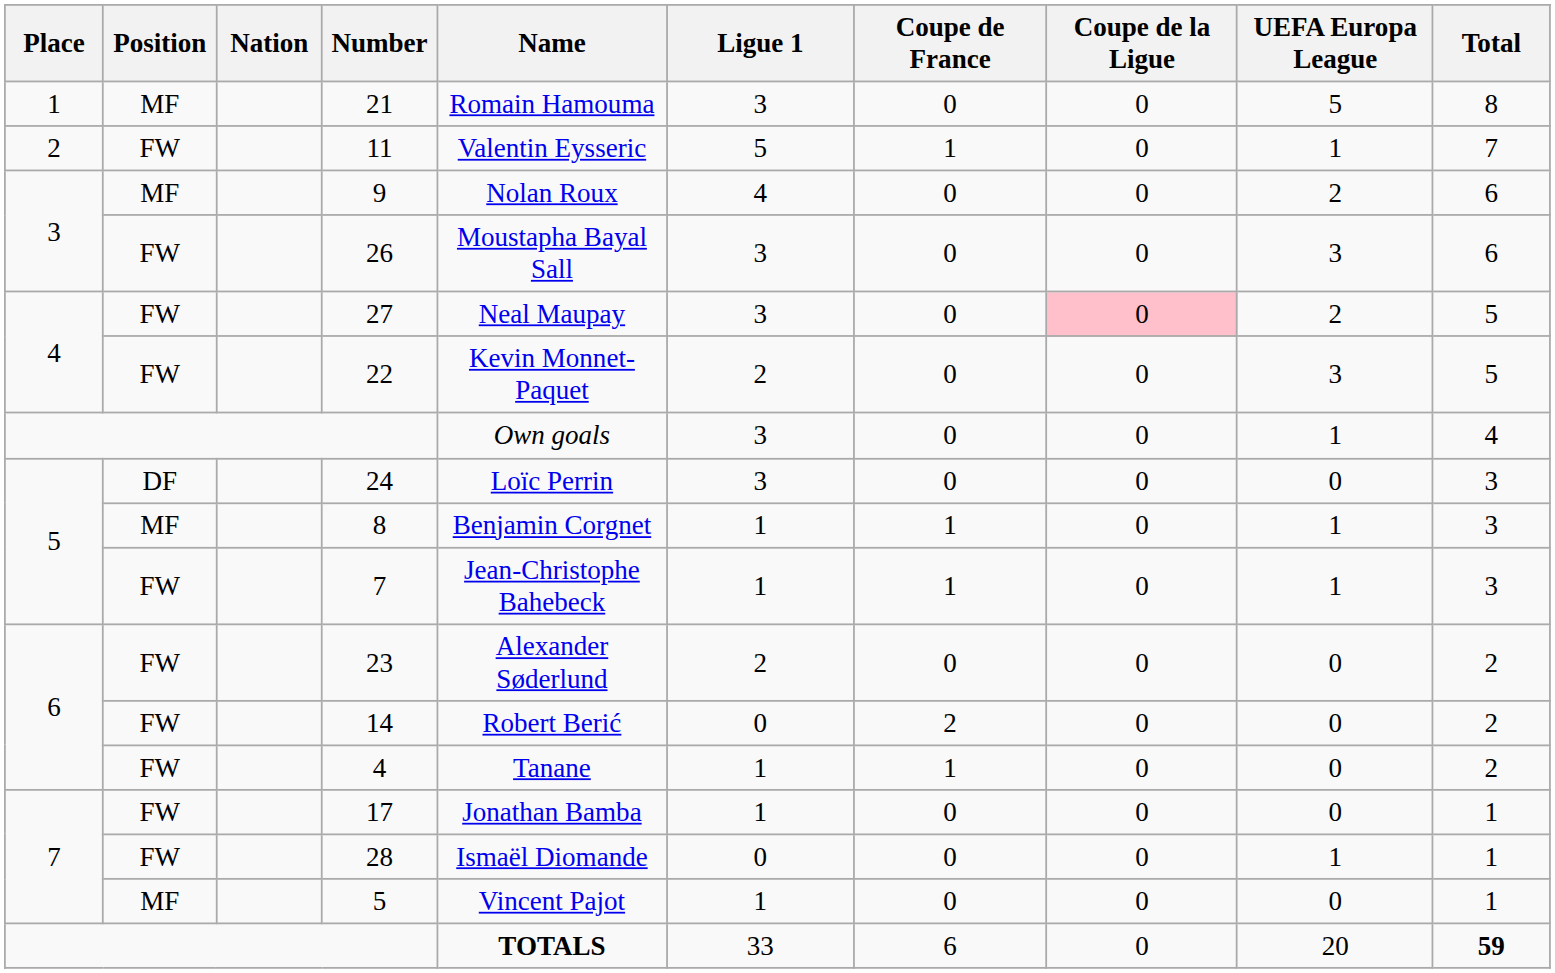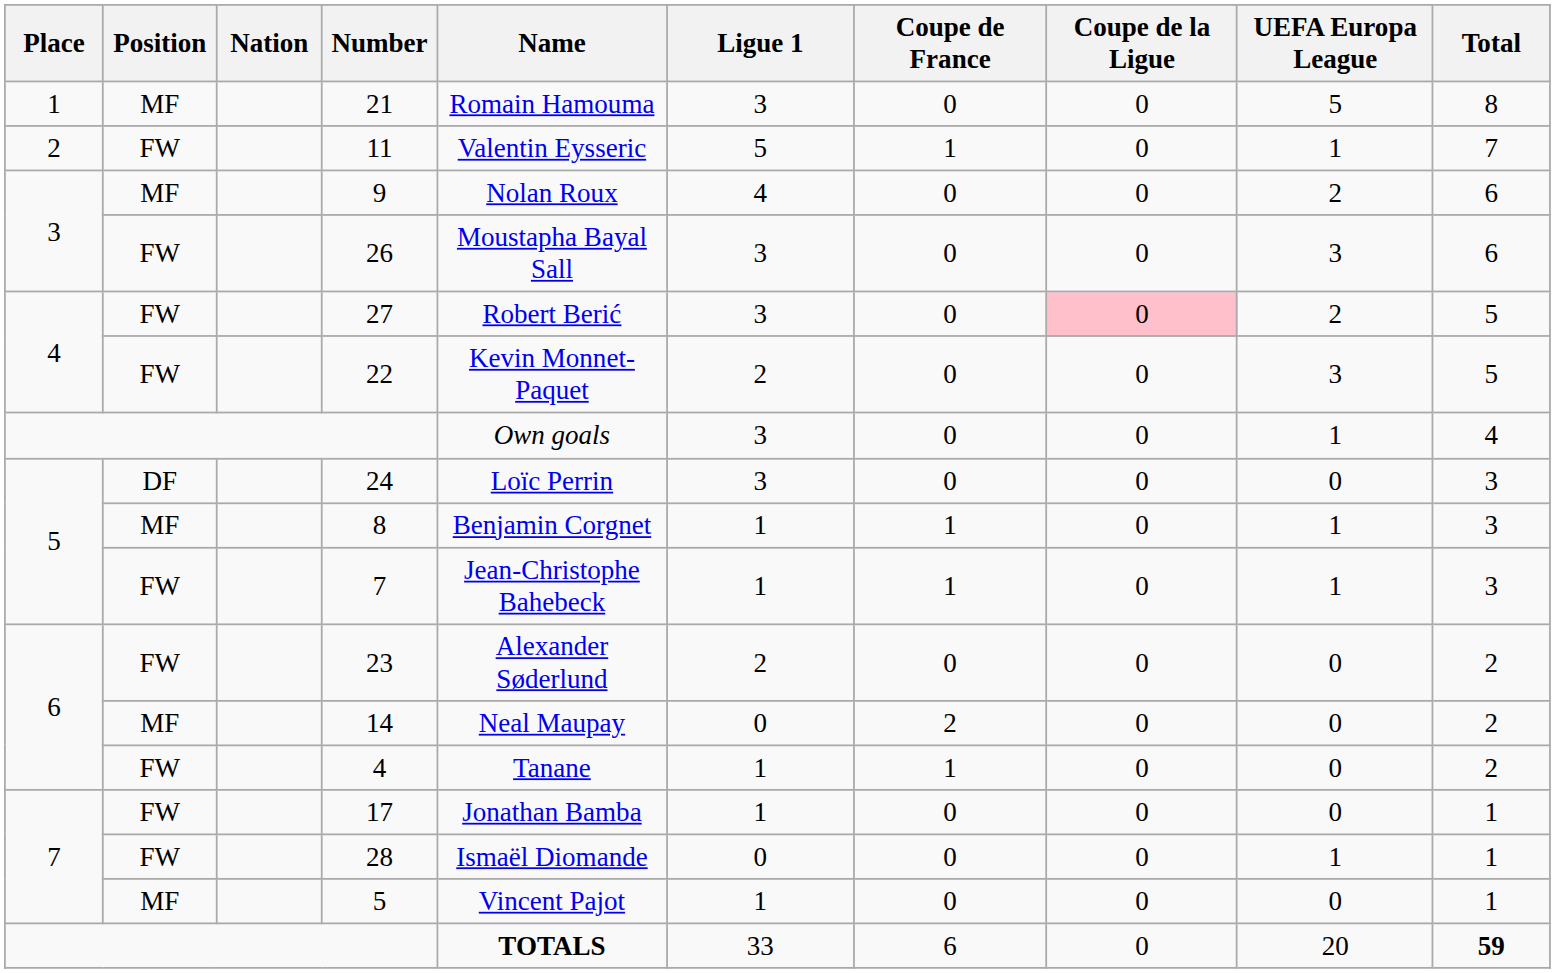(552, 314) Neal Maupay -> (552, 314) Robert Berić
(160, 722) FW -> (160, 722) MF
(552, 722) Robert Berić -> (552, 722) Neal Maupay
